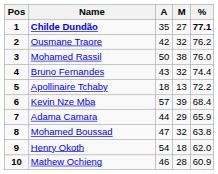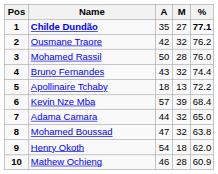(182, 57) 38 -> (182, 57) 28
(182, 117) 29 -> (182, 117) 32
(202, 117) 65.9 -> (202, 117) 65.0
